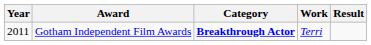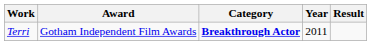columns swapped: (18, 13) <-> (314, 13)
